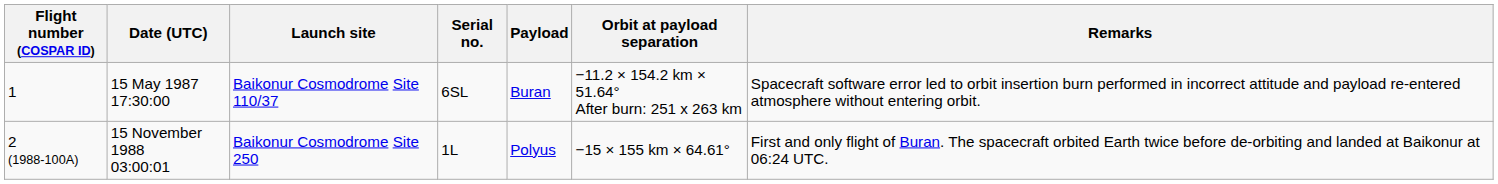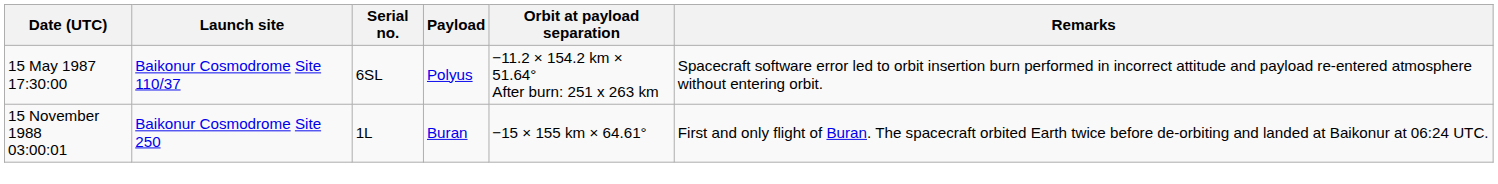- column: (56, 33)
(530, 91) Buran -> (450, 74) Polyus
(533, 150) Polyus -> (447, 133) Buran
